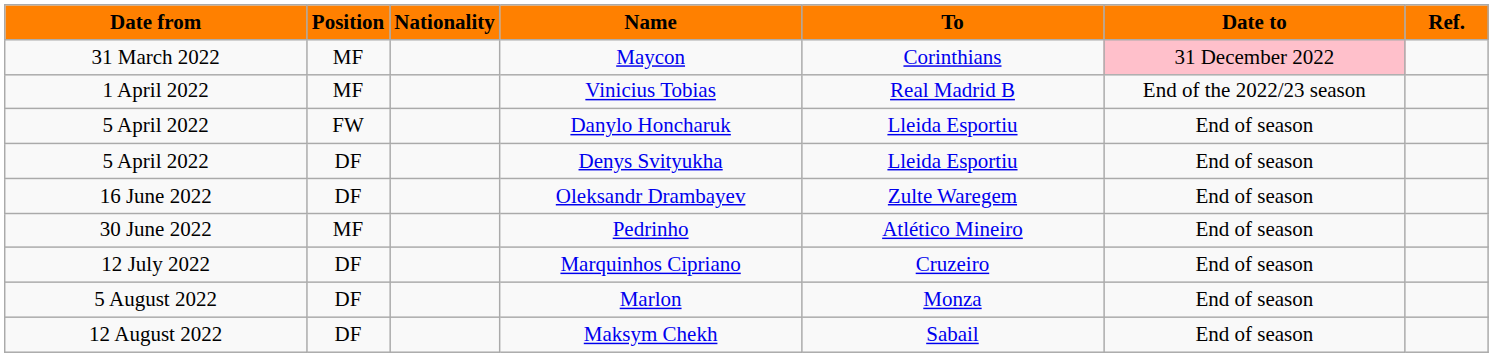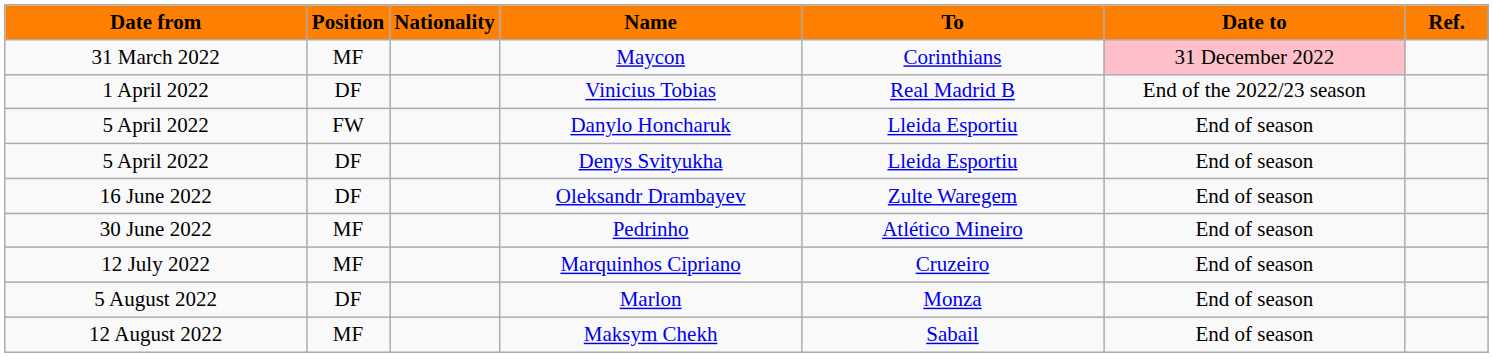(348, 91) MF -> (348, 91) DF
(348, 264) DF -> (348, 264) MF
(348, 334) DF -> (348, 334) MF
